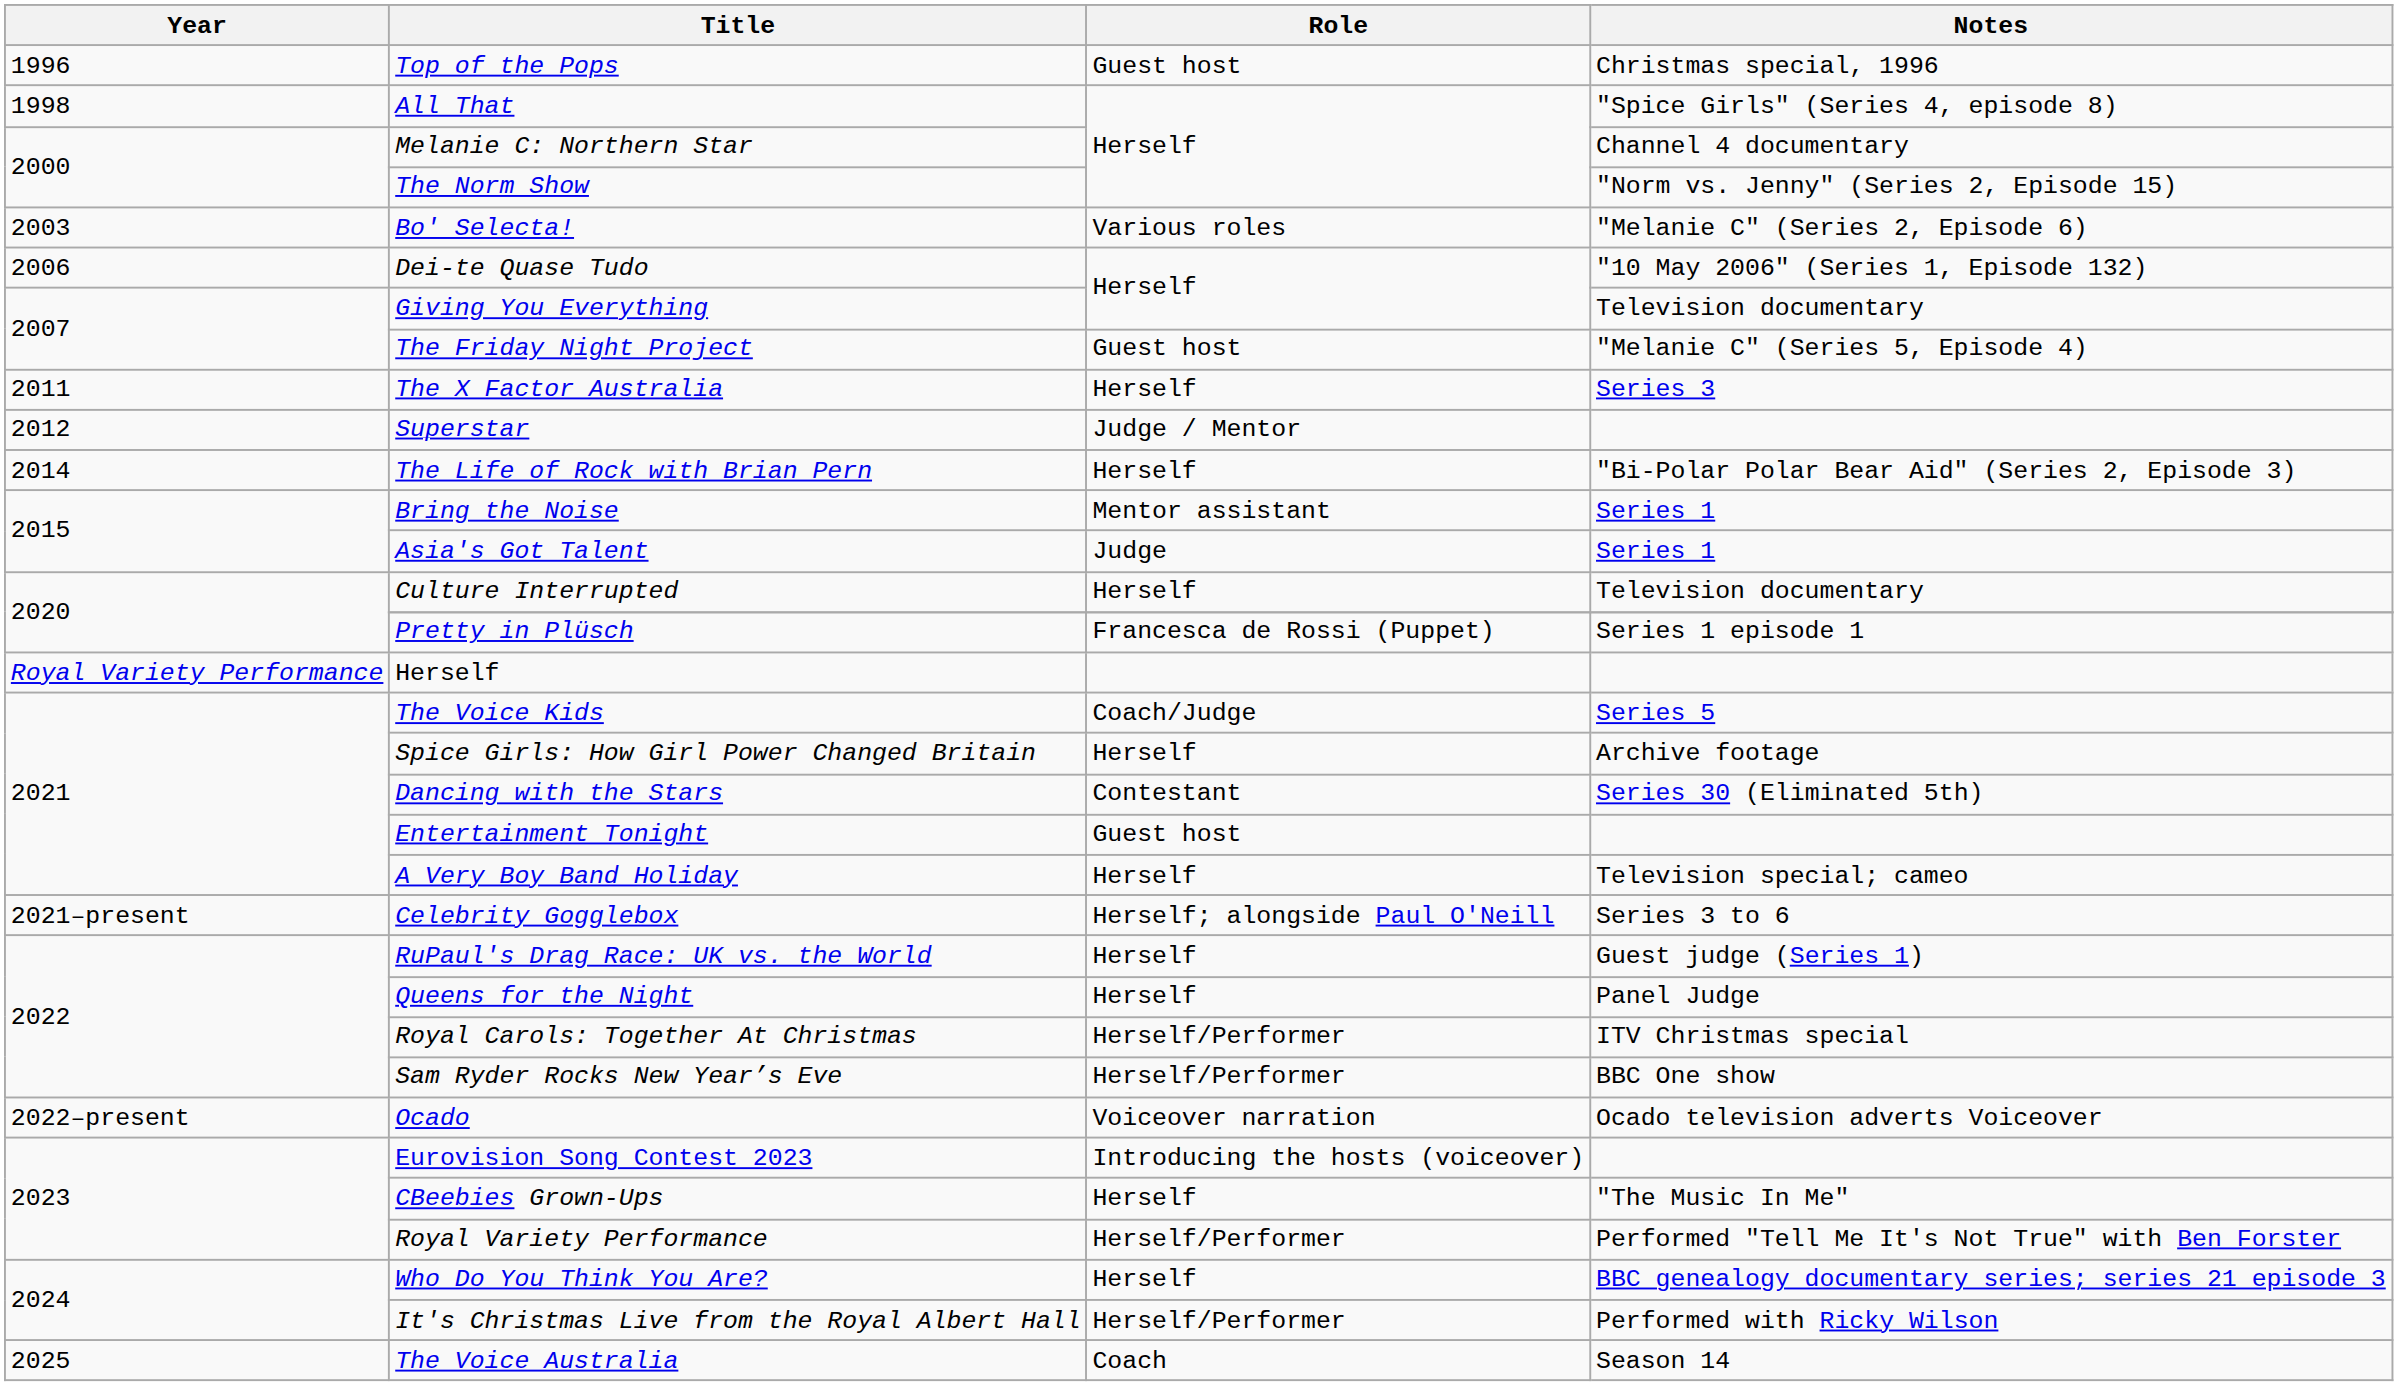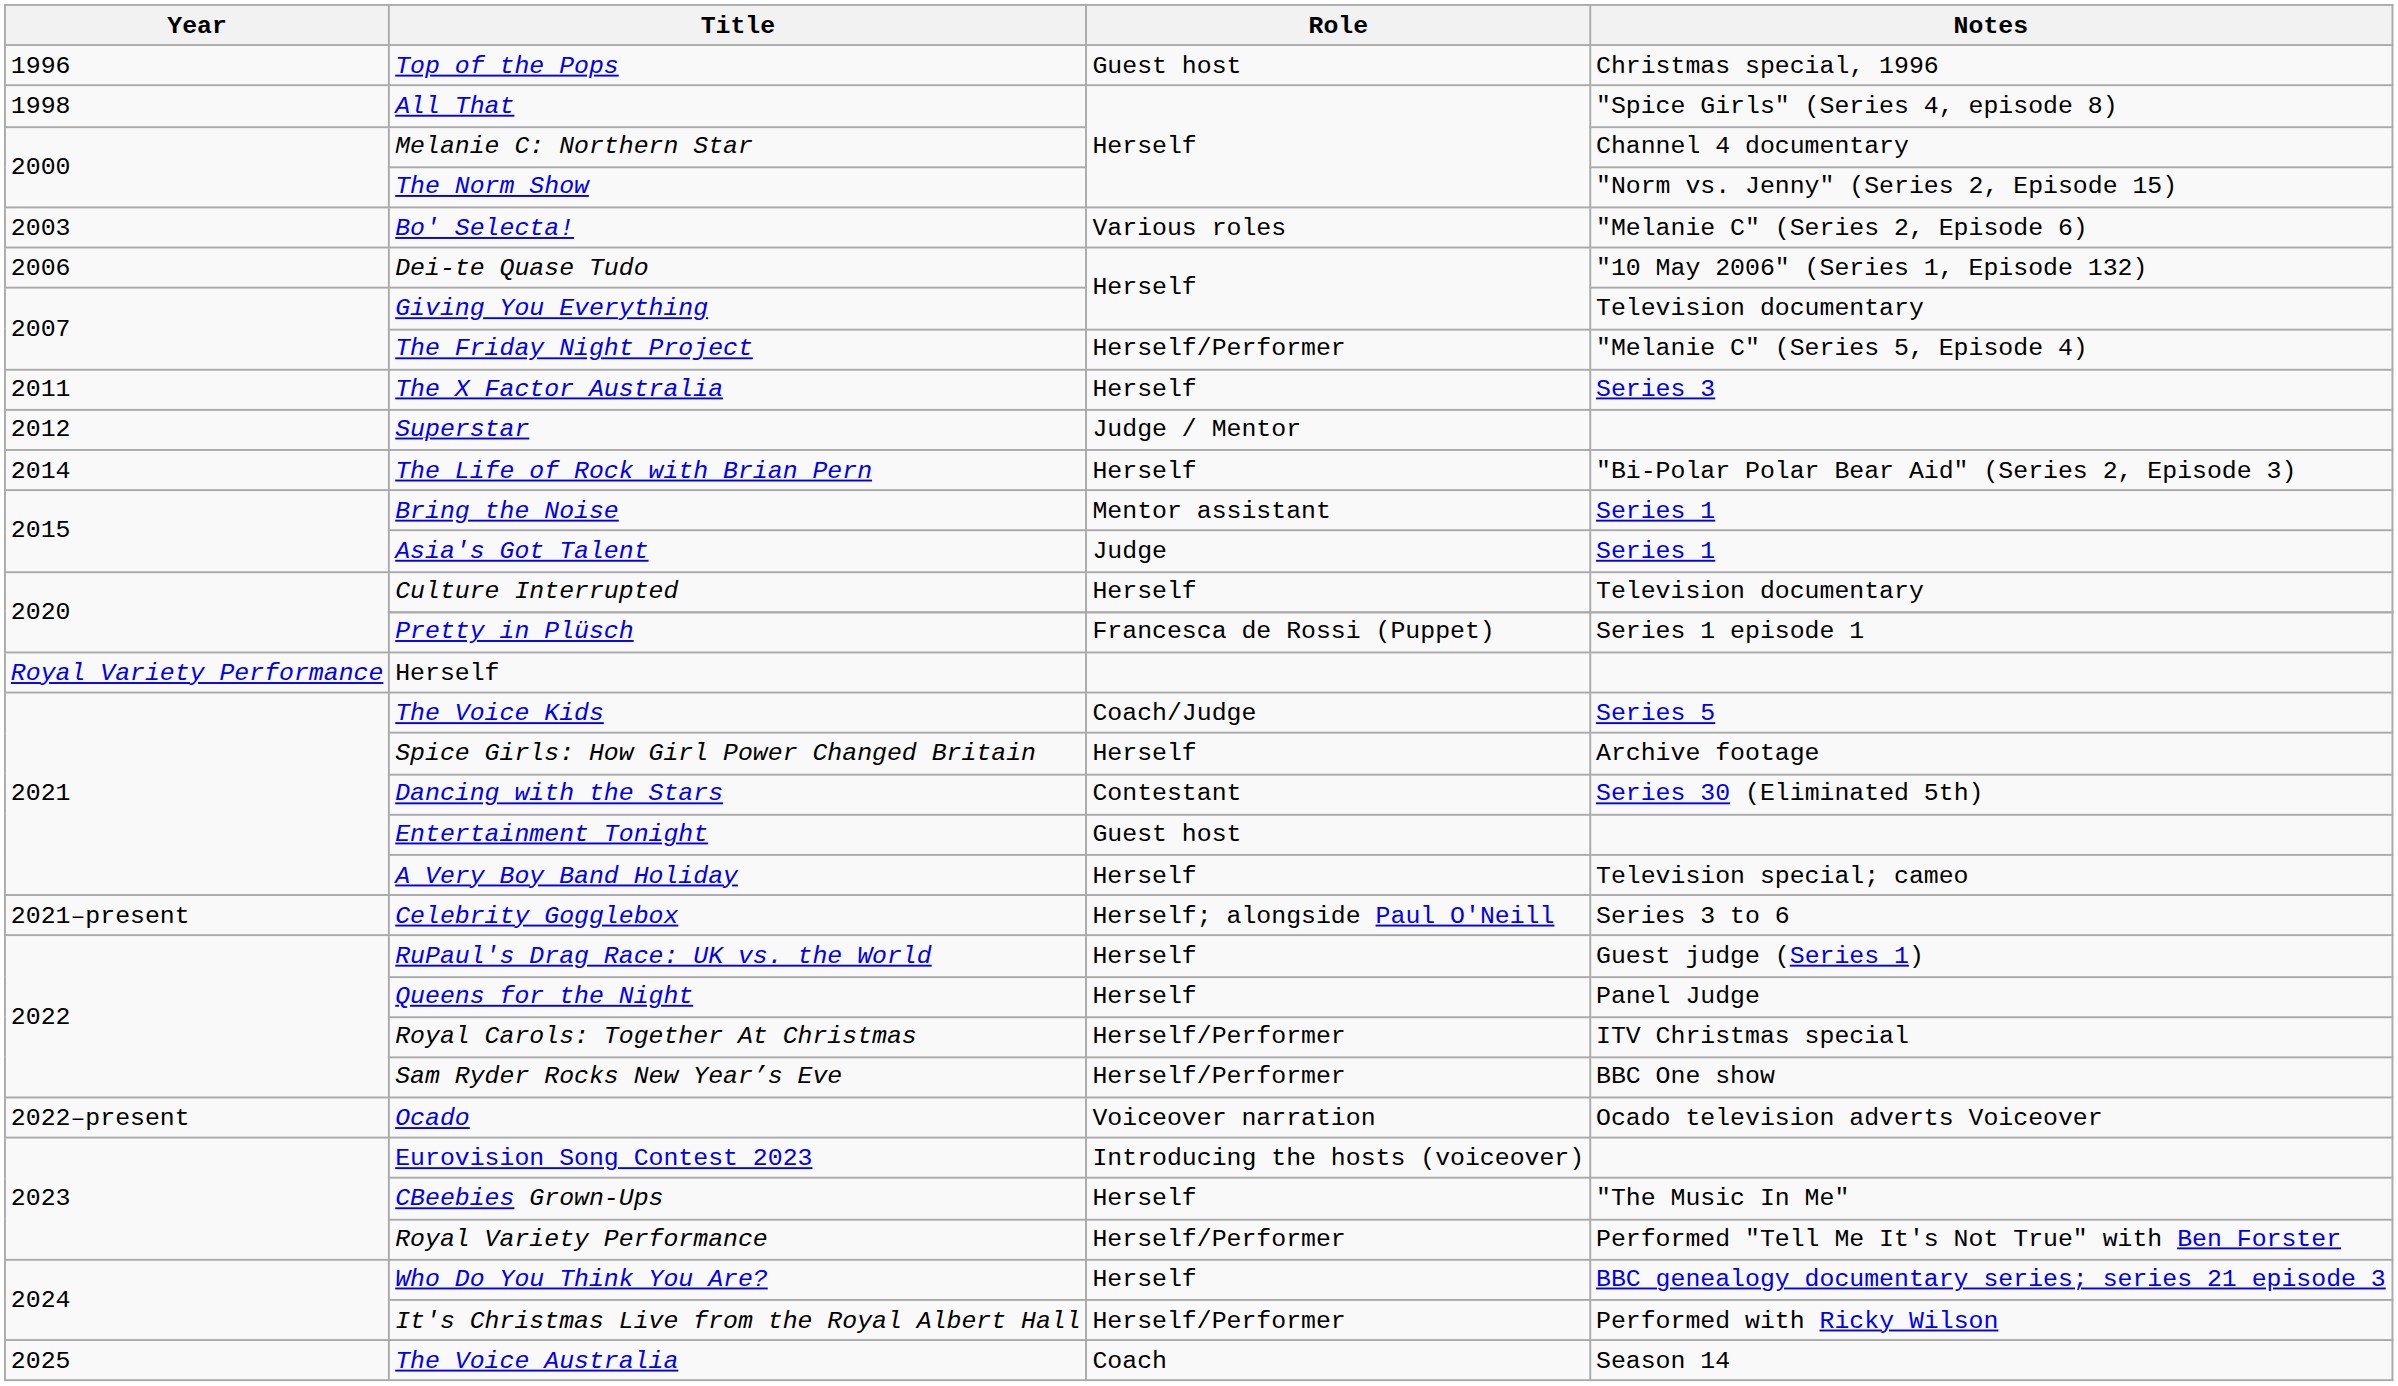(1167, 349) Guest host -> (1219, 349) Herself/Performer
